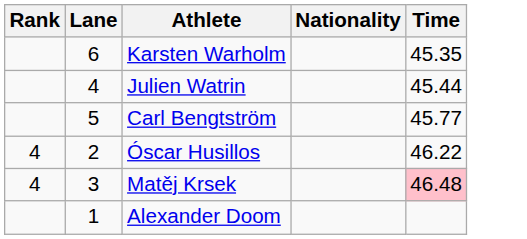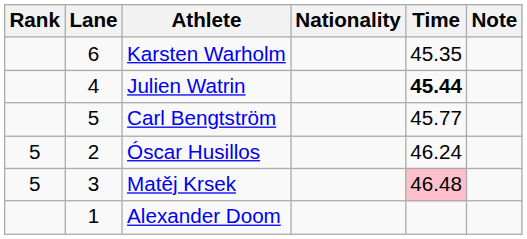+ column: (494, 20)
(436, 86) normal -> (436, 86) bold
(35, 151) 4 -> (35, 151) 5
(436, 151) 46.22 -> (436, 151) 46.24
(35, 184) 4 -> (35, 184) 5
